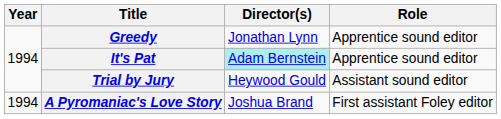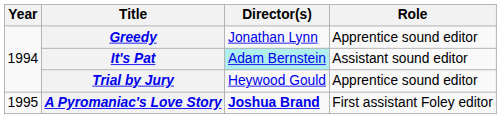(405, 59) Apprentice sound editor -> (400, 59) Assistant sound editor
(400, 80) Assistant sound editor -> (405, 80) Apprentice sound editor
(23, 102) 1994 -> (23, 102) 1995
(270, 102) normal -> (274, 102) bold
